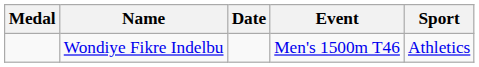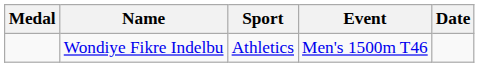columns swapped: (439, 19) <-> (249, 19)
